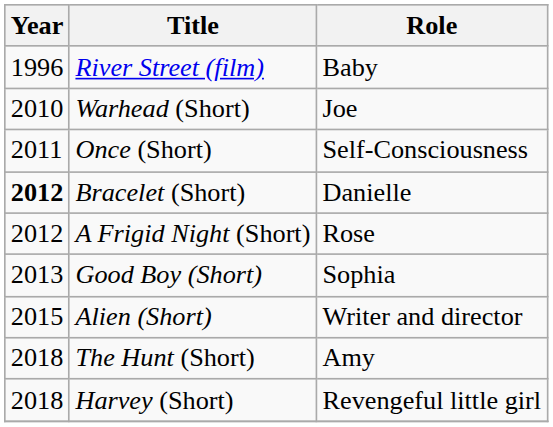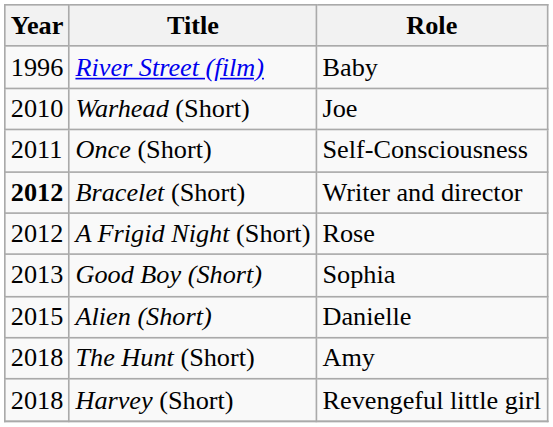(367, 191) Danielle -> (423, 191) Writer and director
(423, 316) Writer and director -> (367, 316) Danielle
